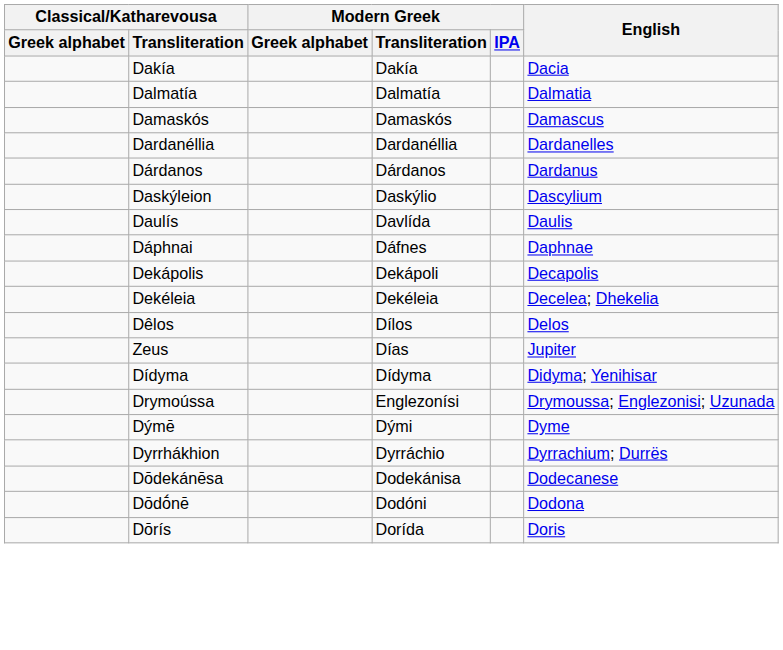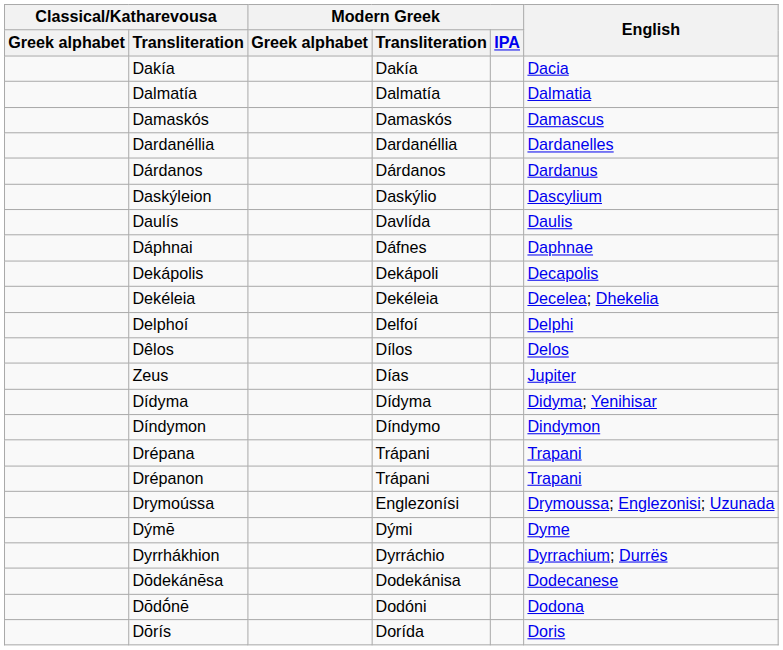+ row: (160, 324)
+ row: (169, 427)
+ row: (163, 453)
+ row: (168, 478)
